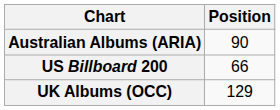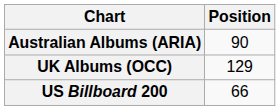rows swapped: (105, 92) <-> (105, 67)
